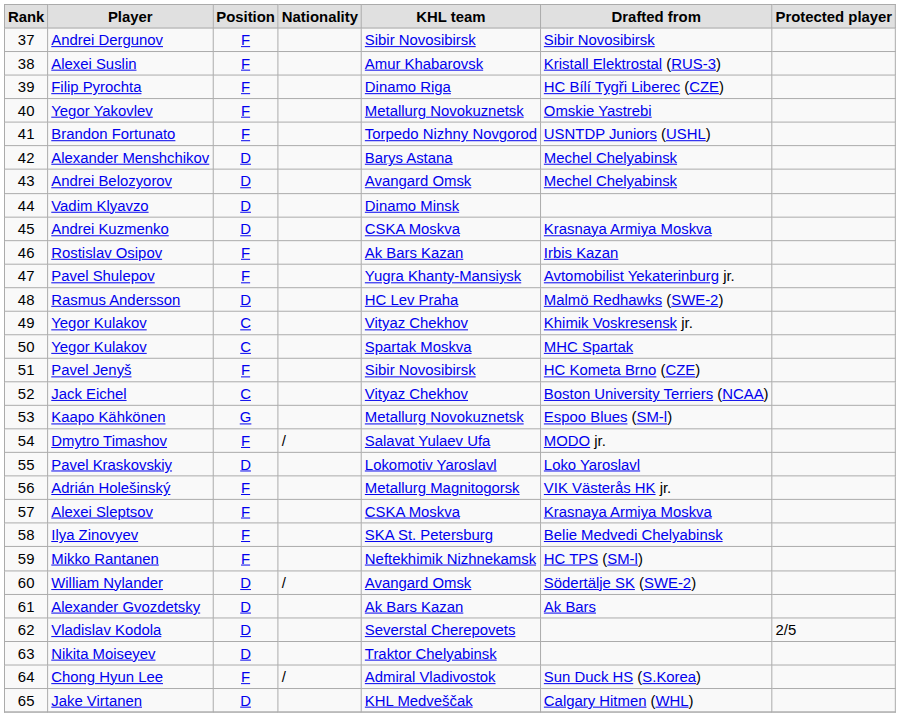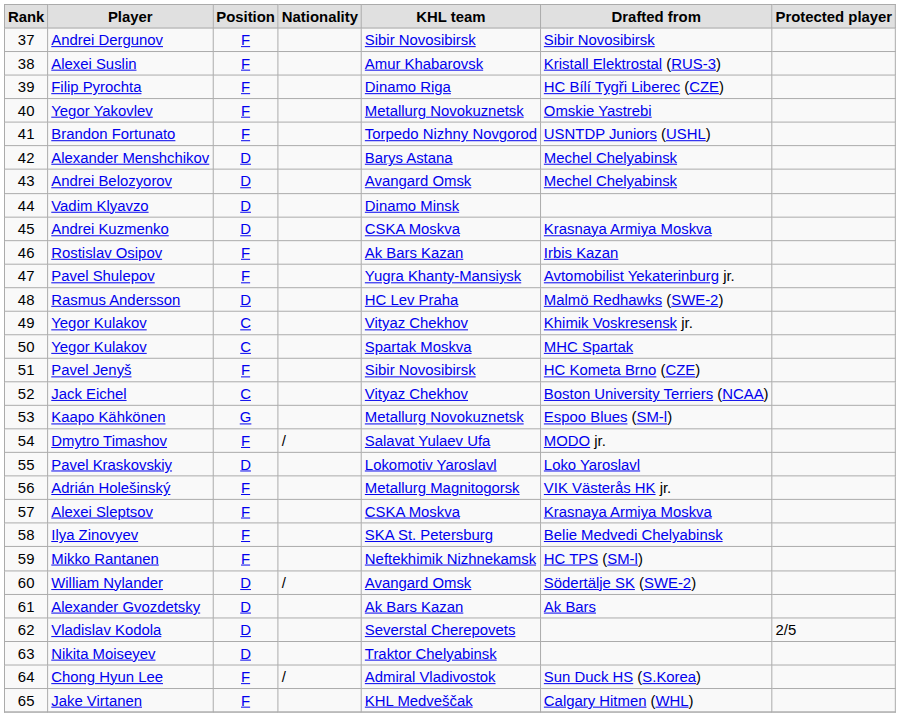(246, 700) D -> (246, 700) F
